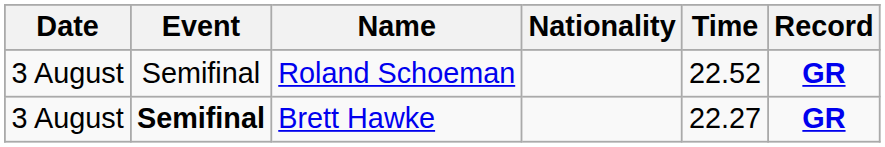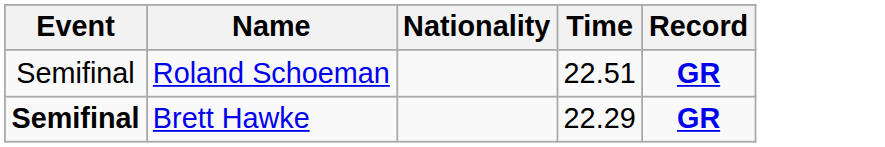- column: (68, 27)
(725, 73) 22.52 -> (600, 73) 22.51
(725, 118) 22.27 -> (600, 118) 22.29
